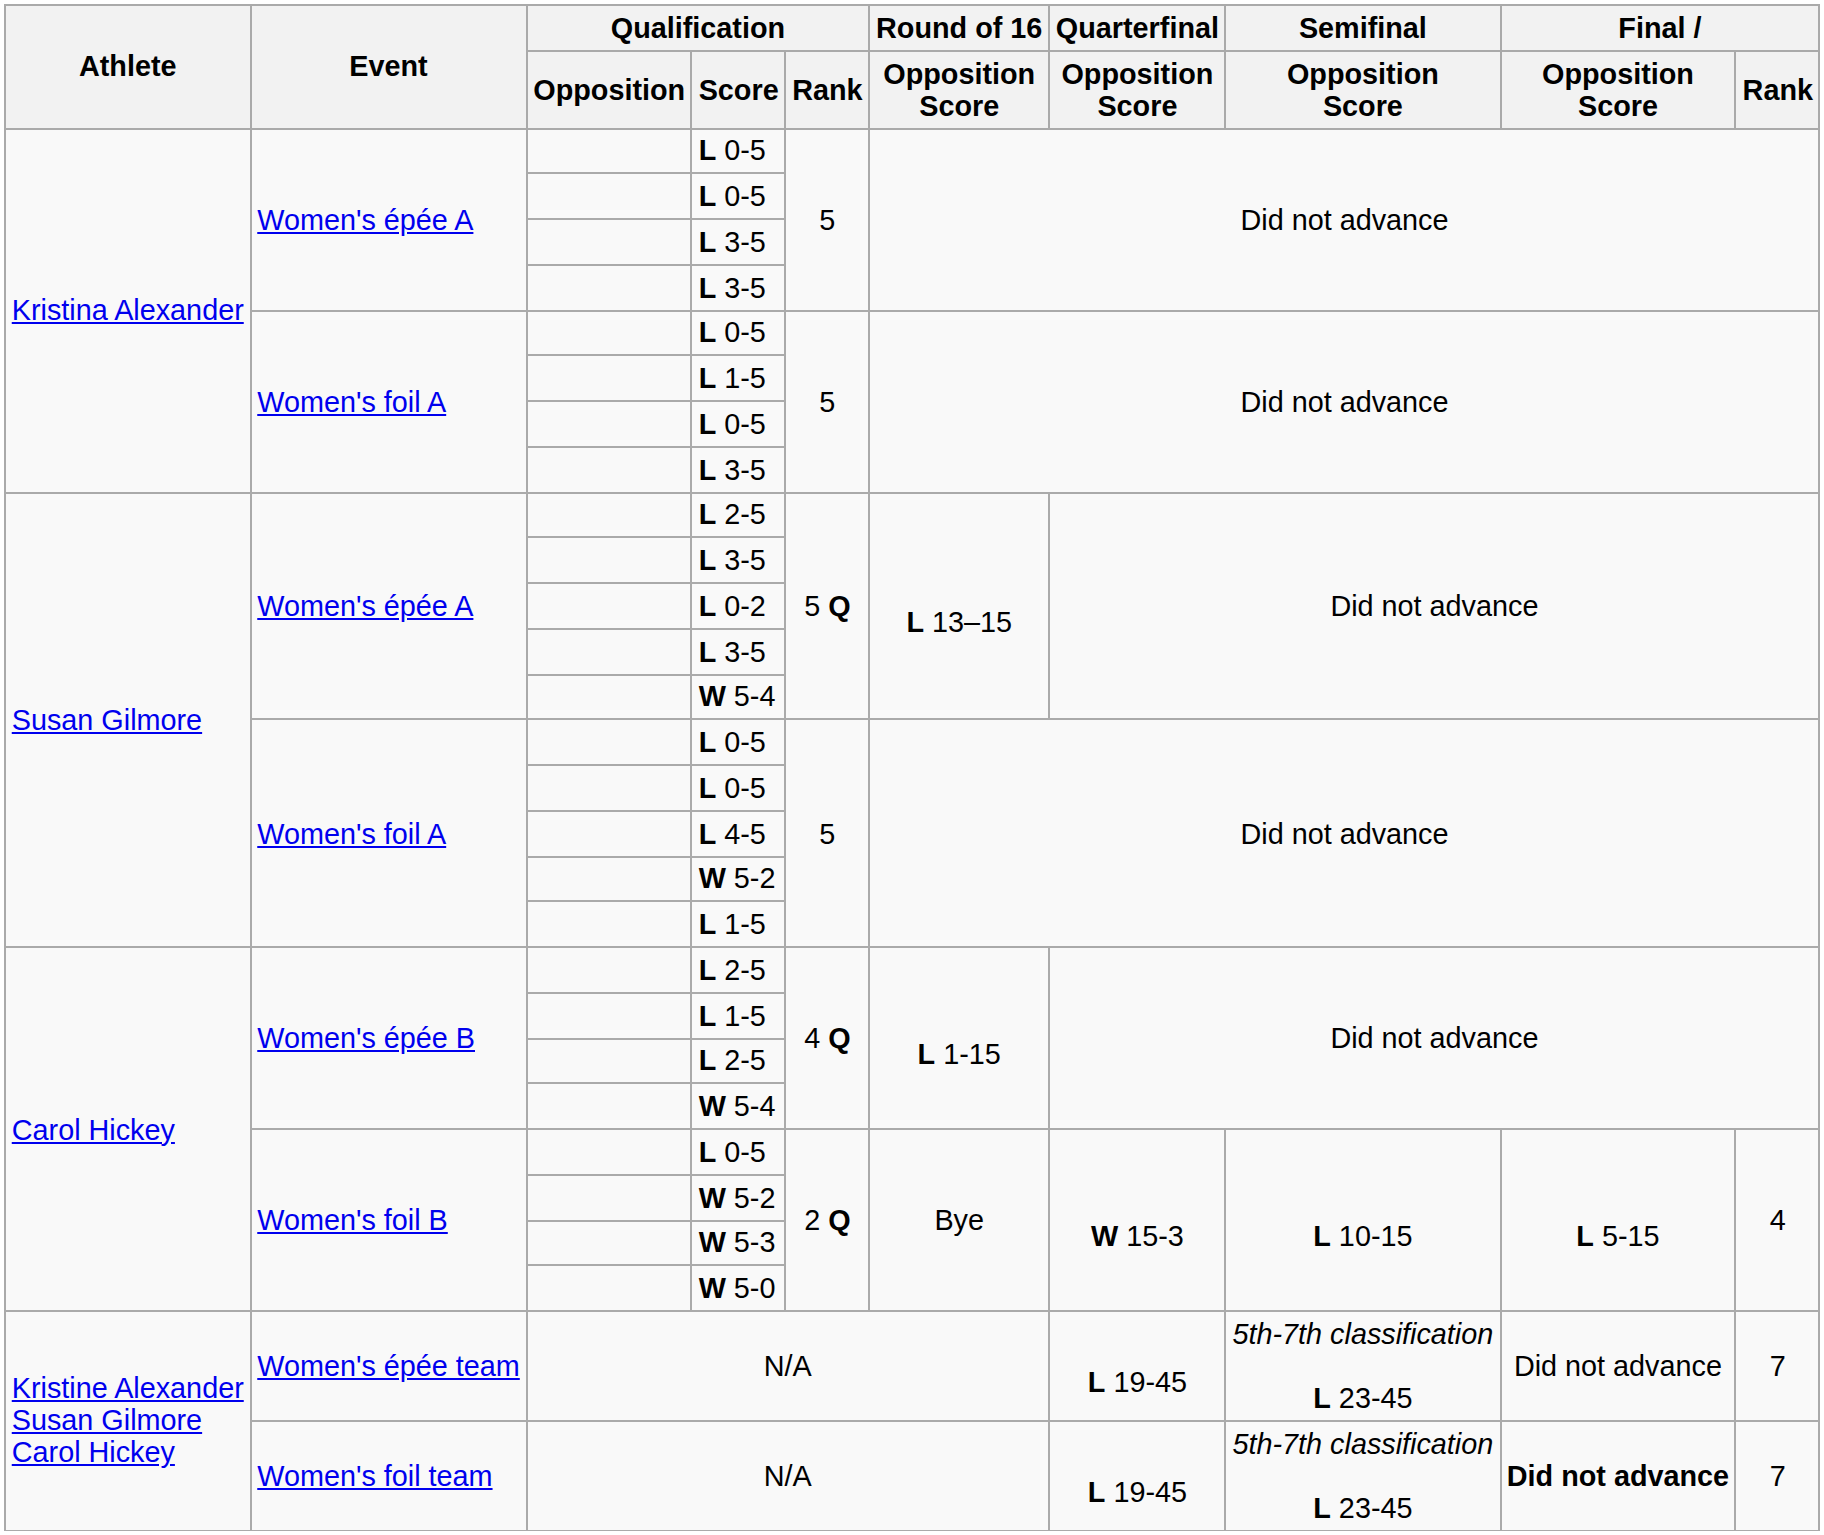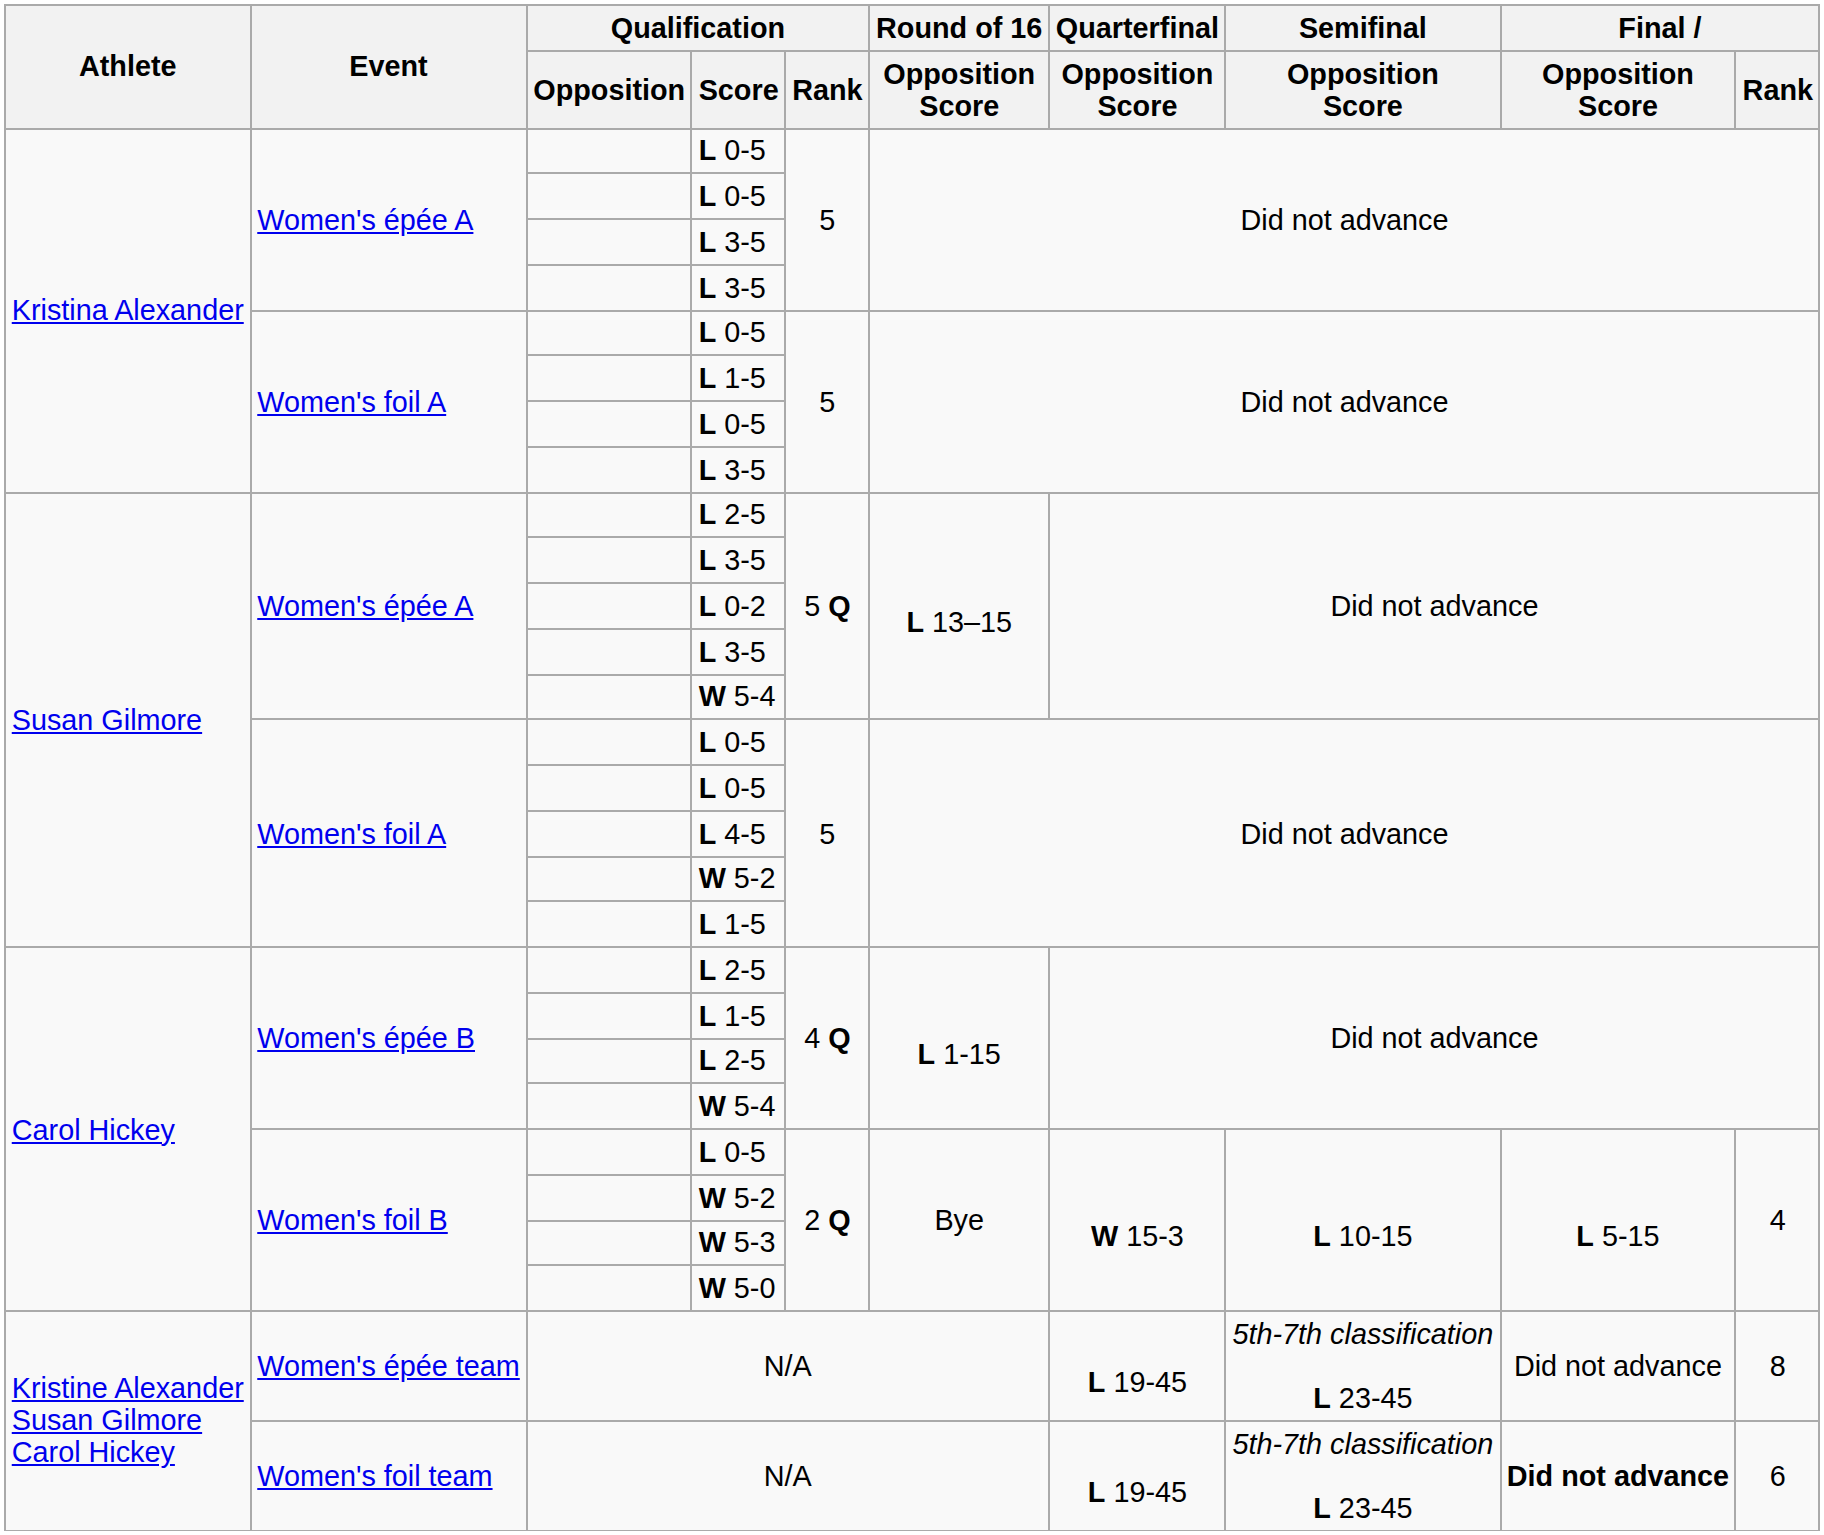(1778, 1366) 7 -> (1778, 1366) 8
(1778, 1476) 7 -> (1778, 1476) 6
